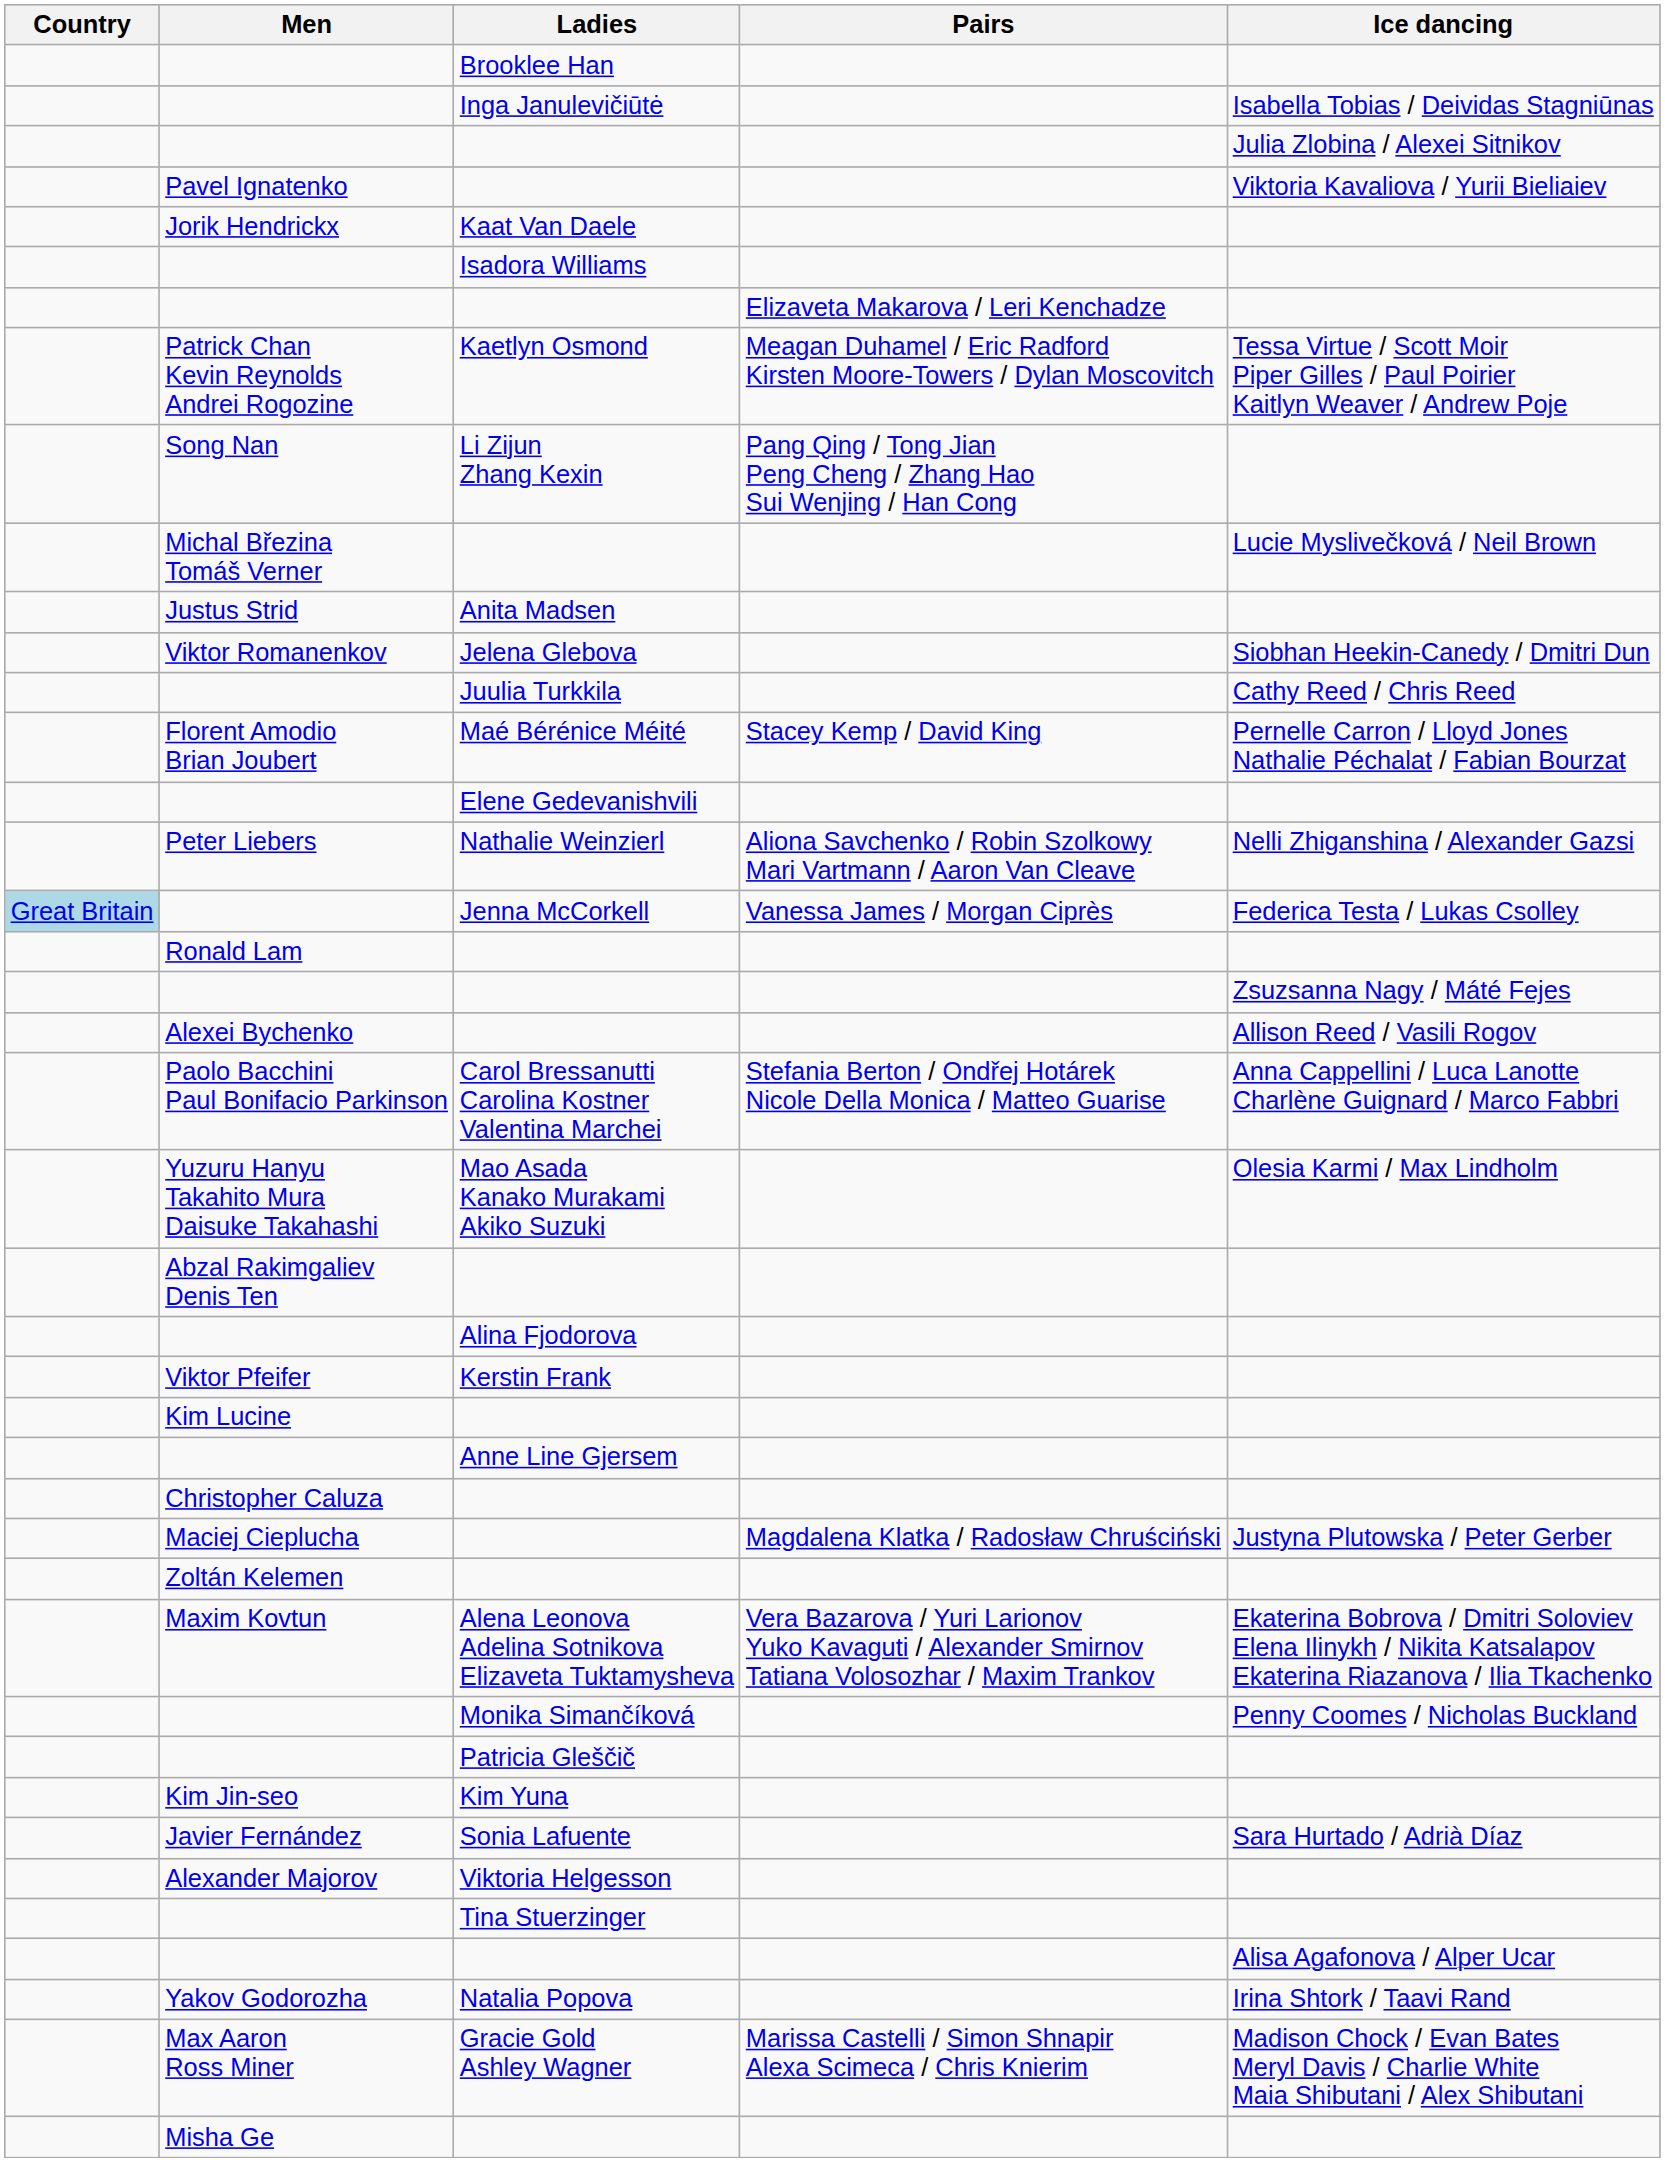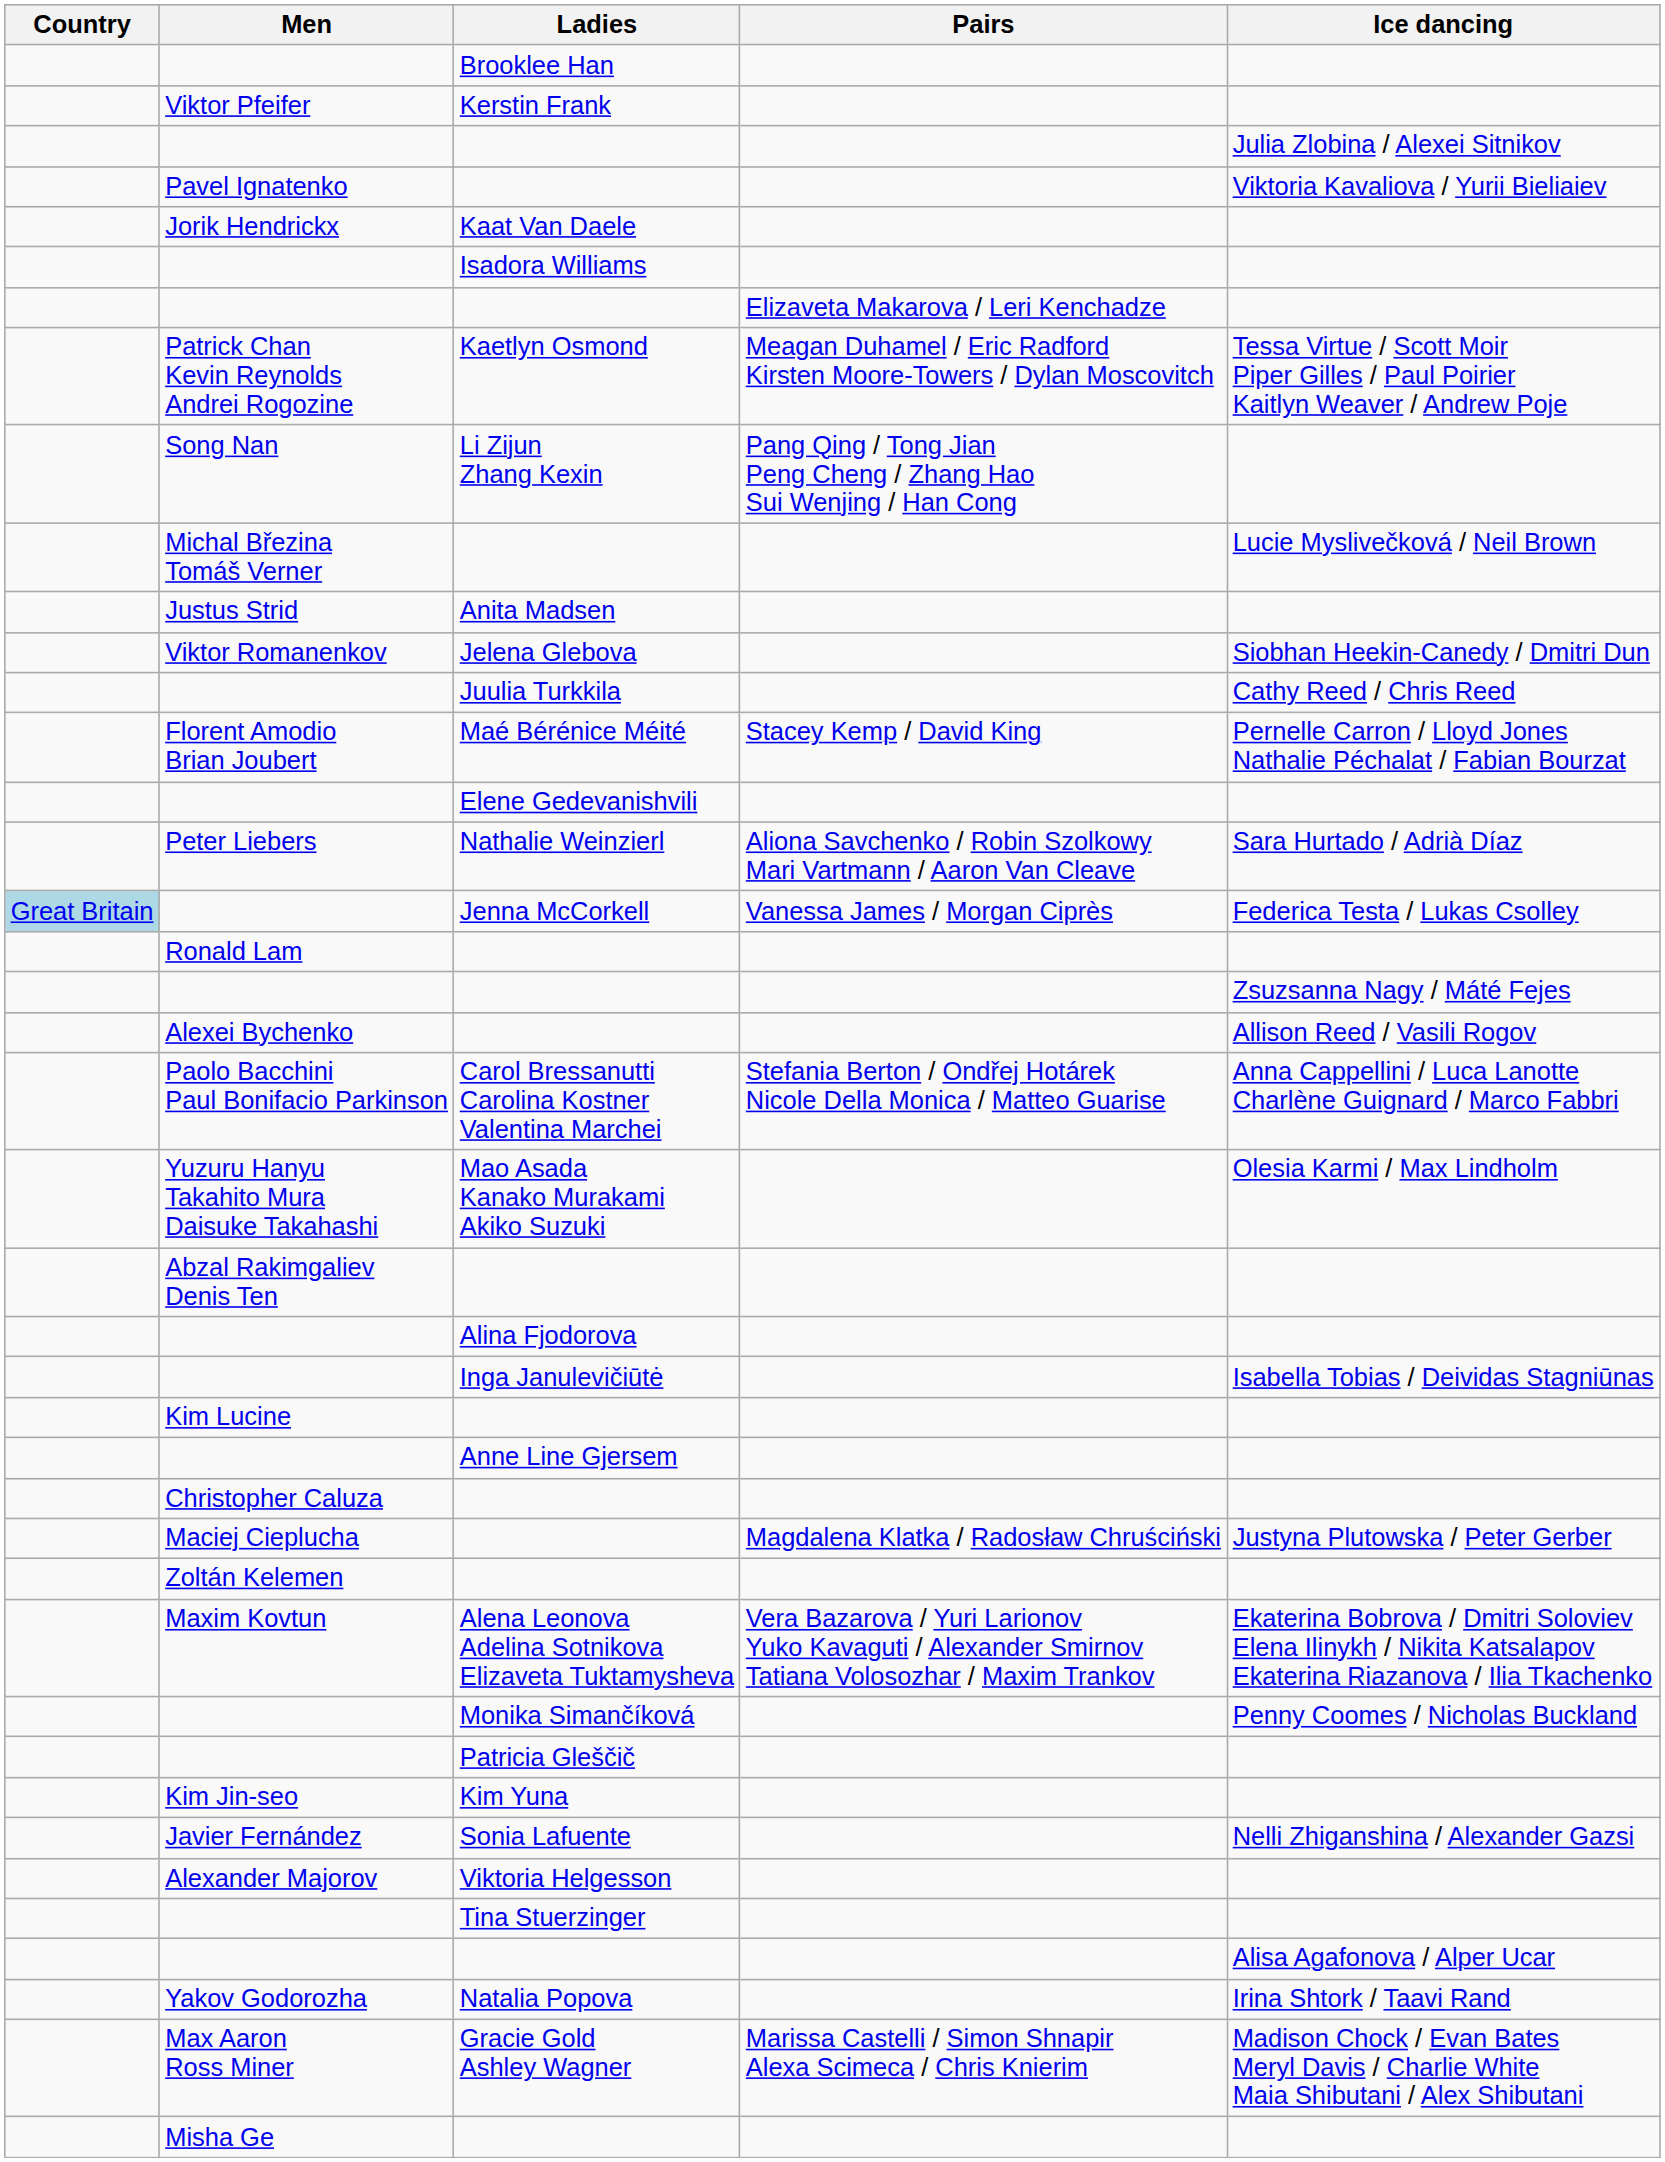rows swapped: (238, 1376) <-> (307, 106)
(1433, 841) Nelli Zhiganshina / Alexander Gazsi -> (1378, 841) Sara Hurtado / Adrià Díaz
(1378, 1837) Sara Hurtado / Adrià Díaz -> (1433, 1837) Nelli Zhiganshina / Alexander Gazsi
